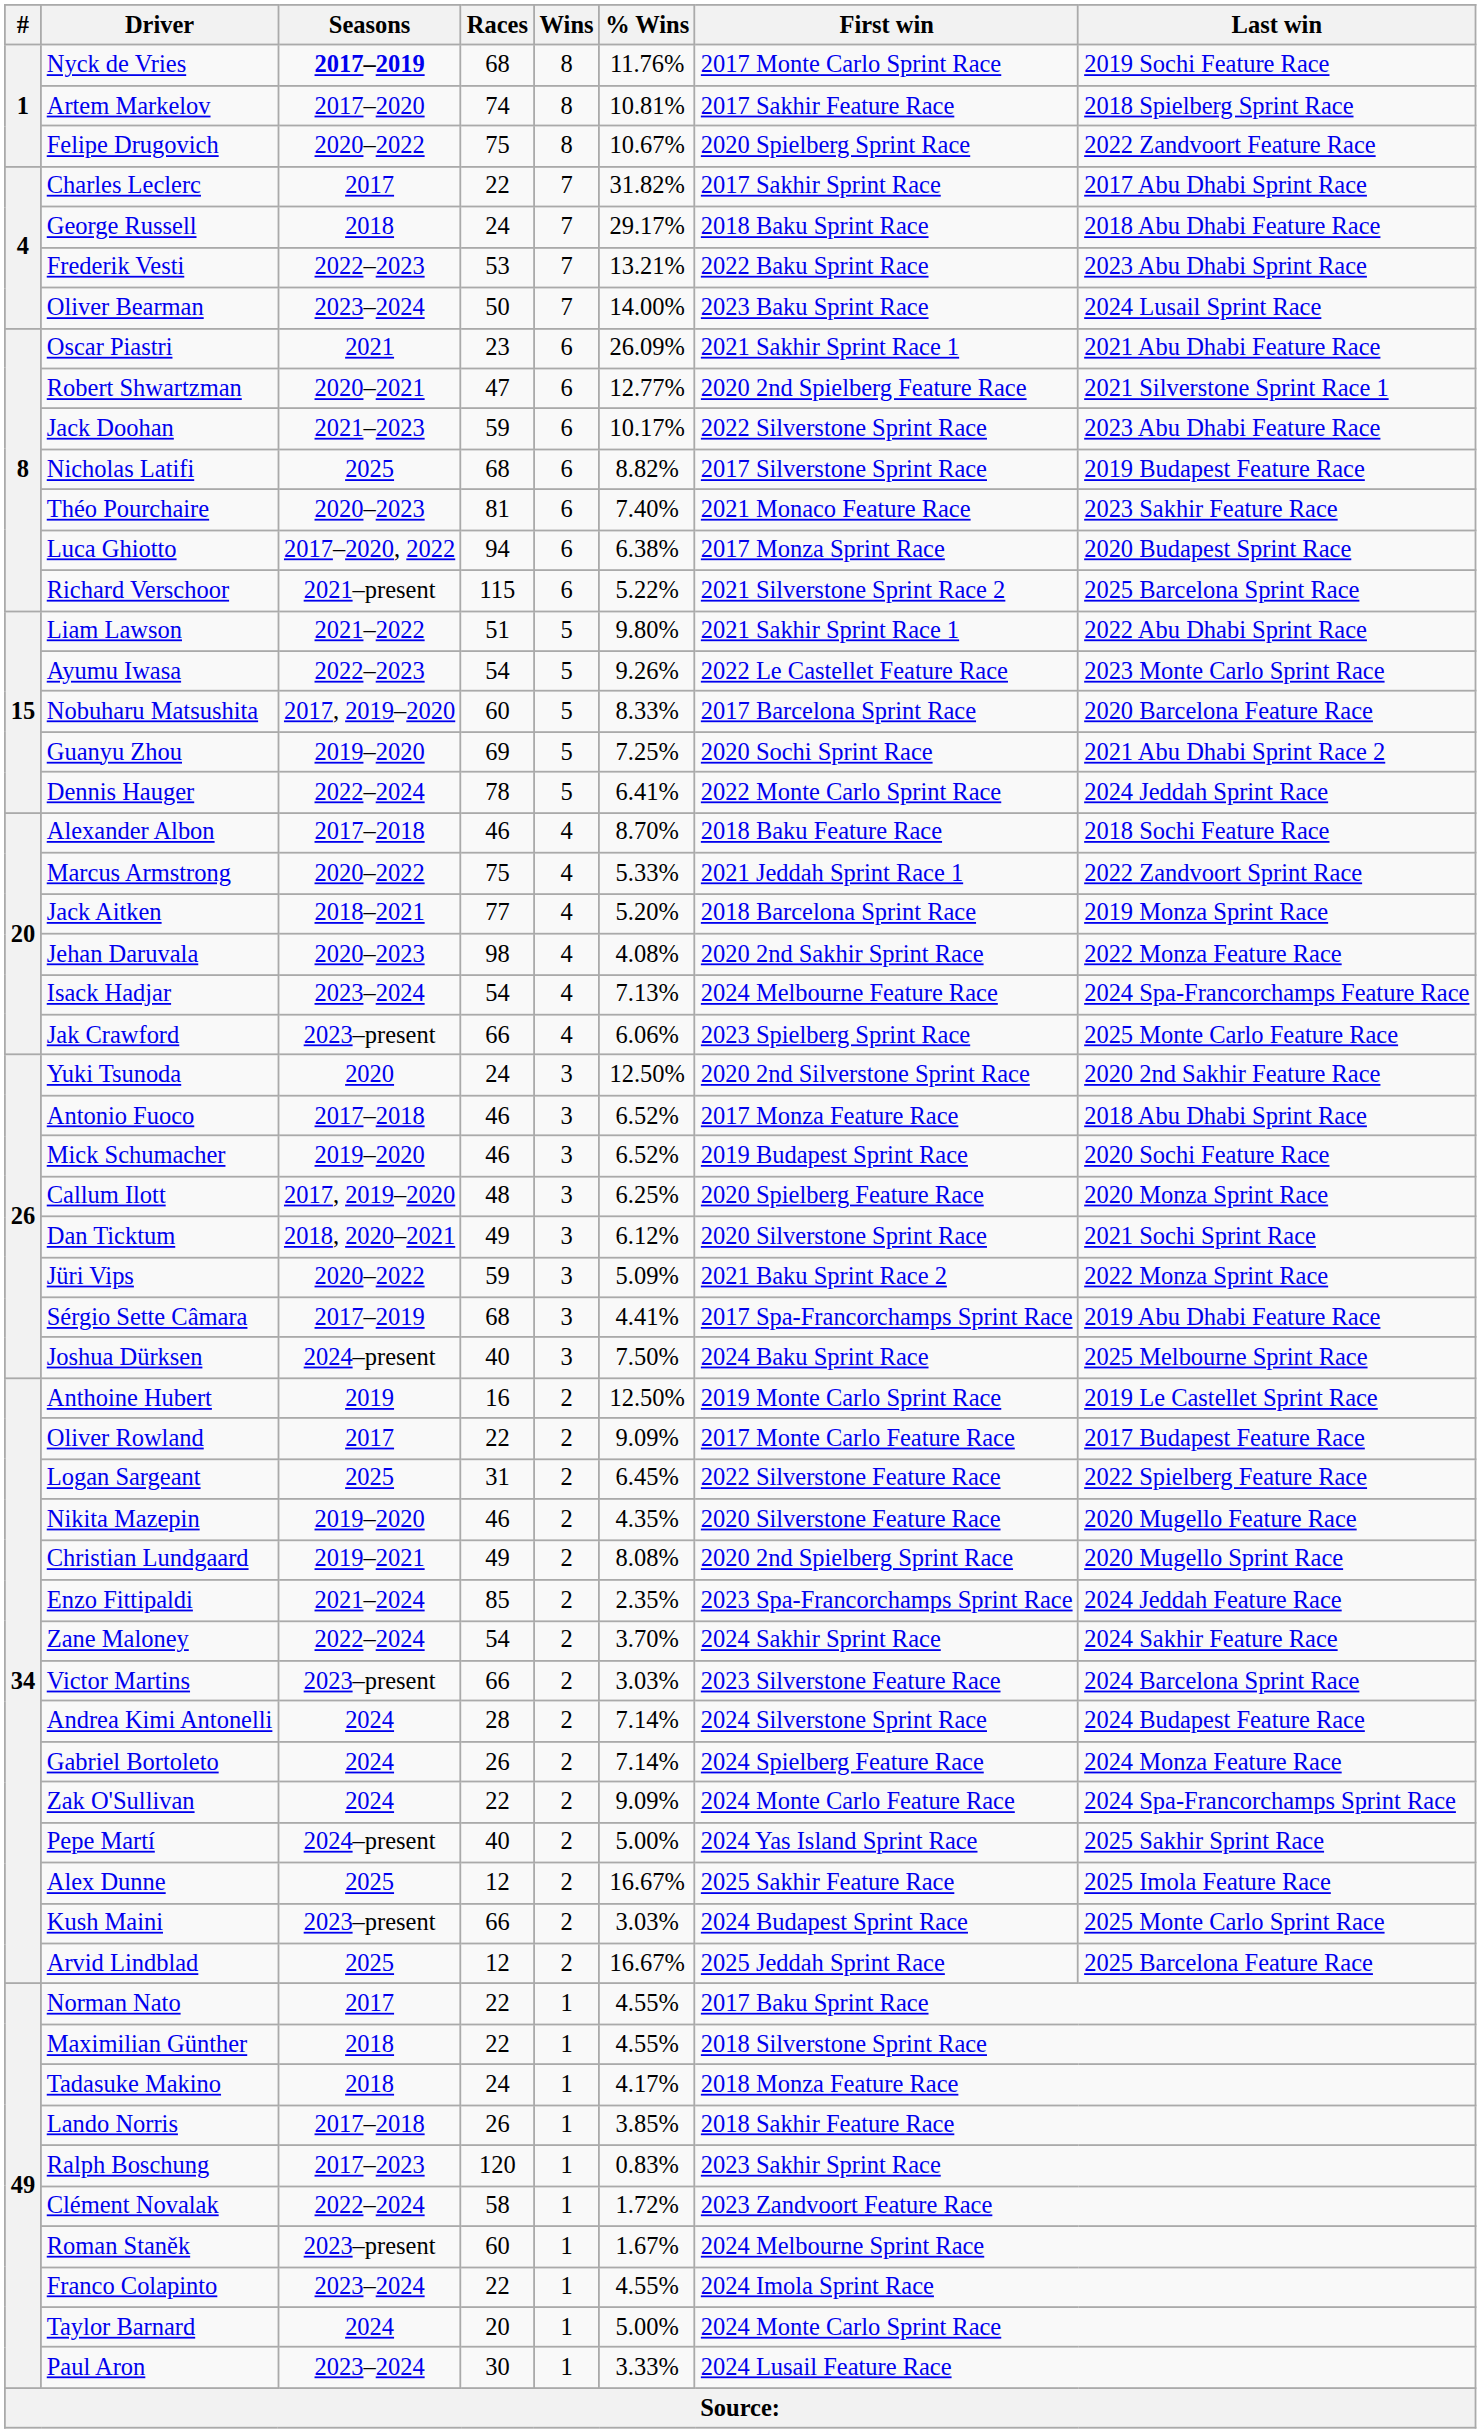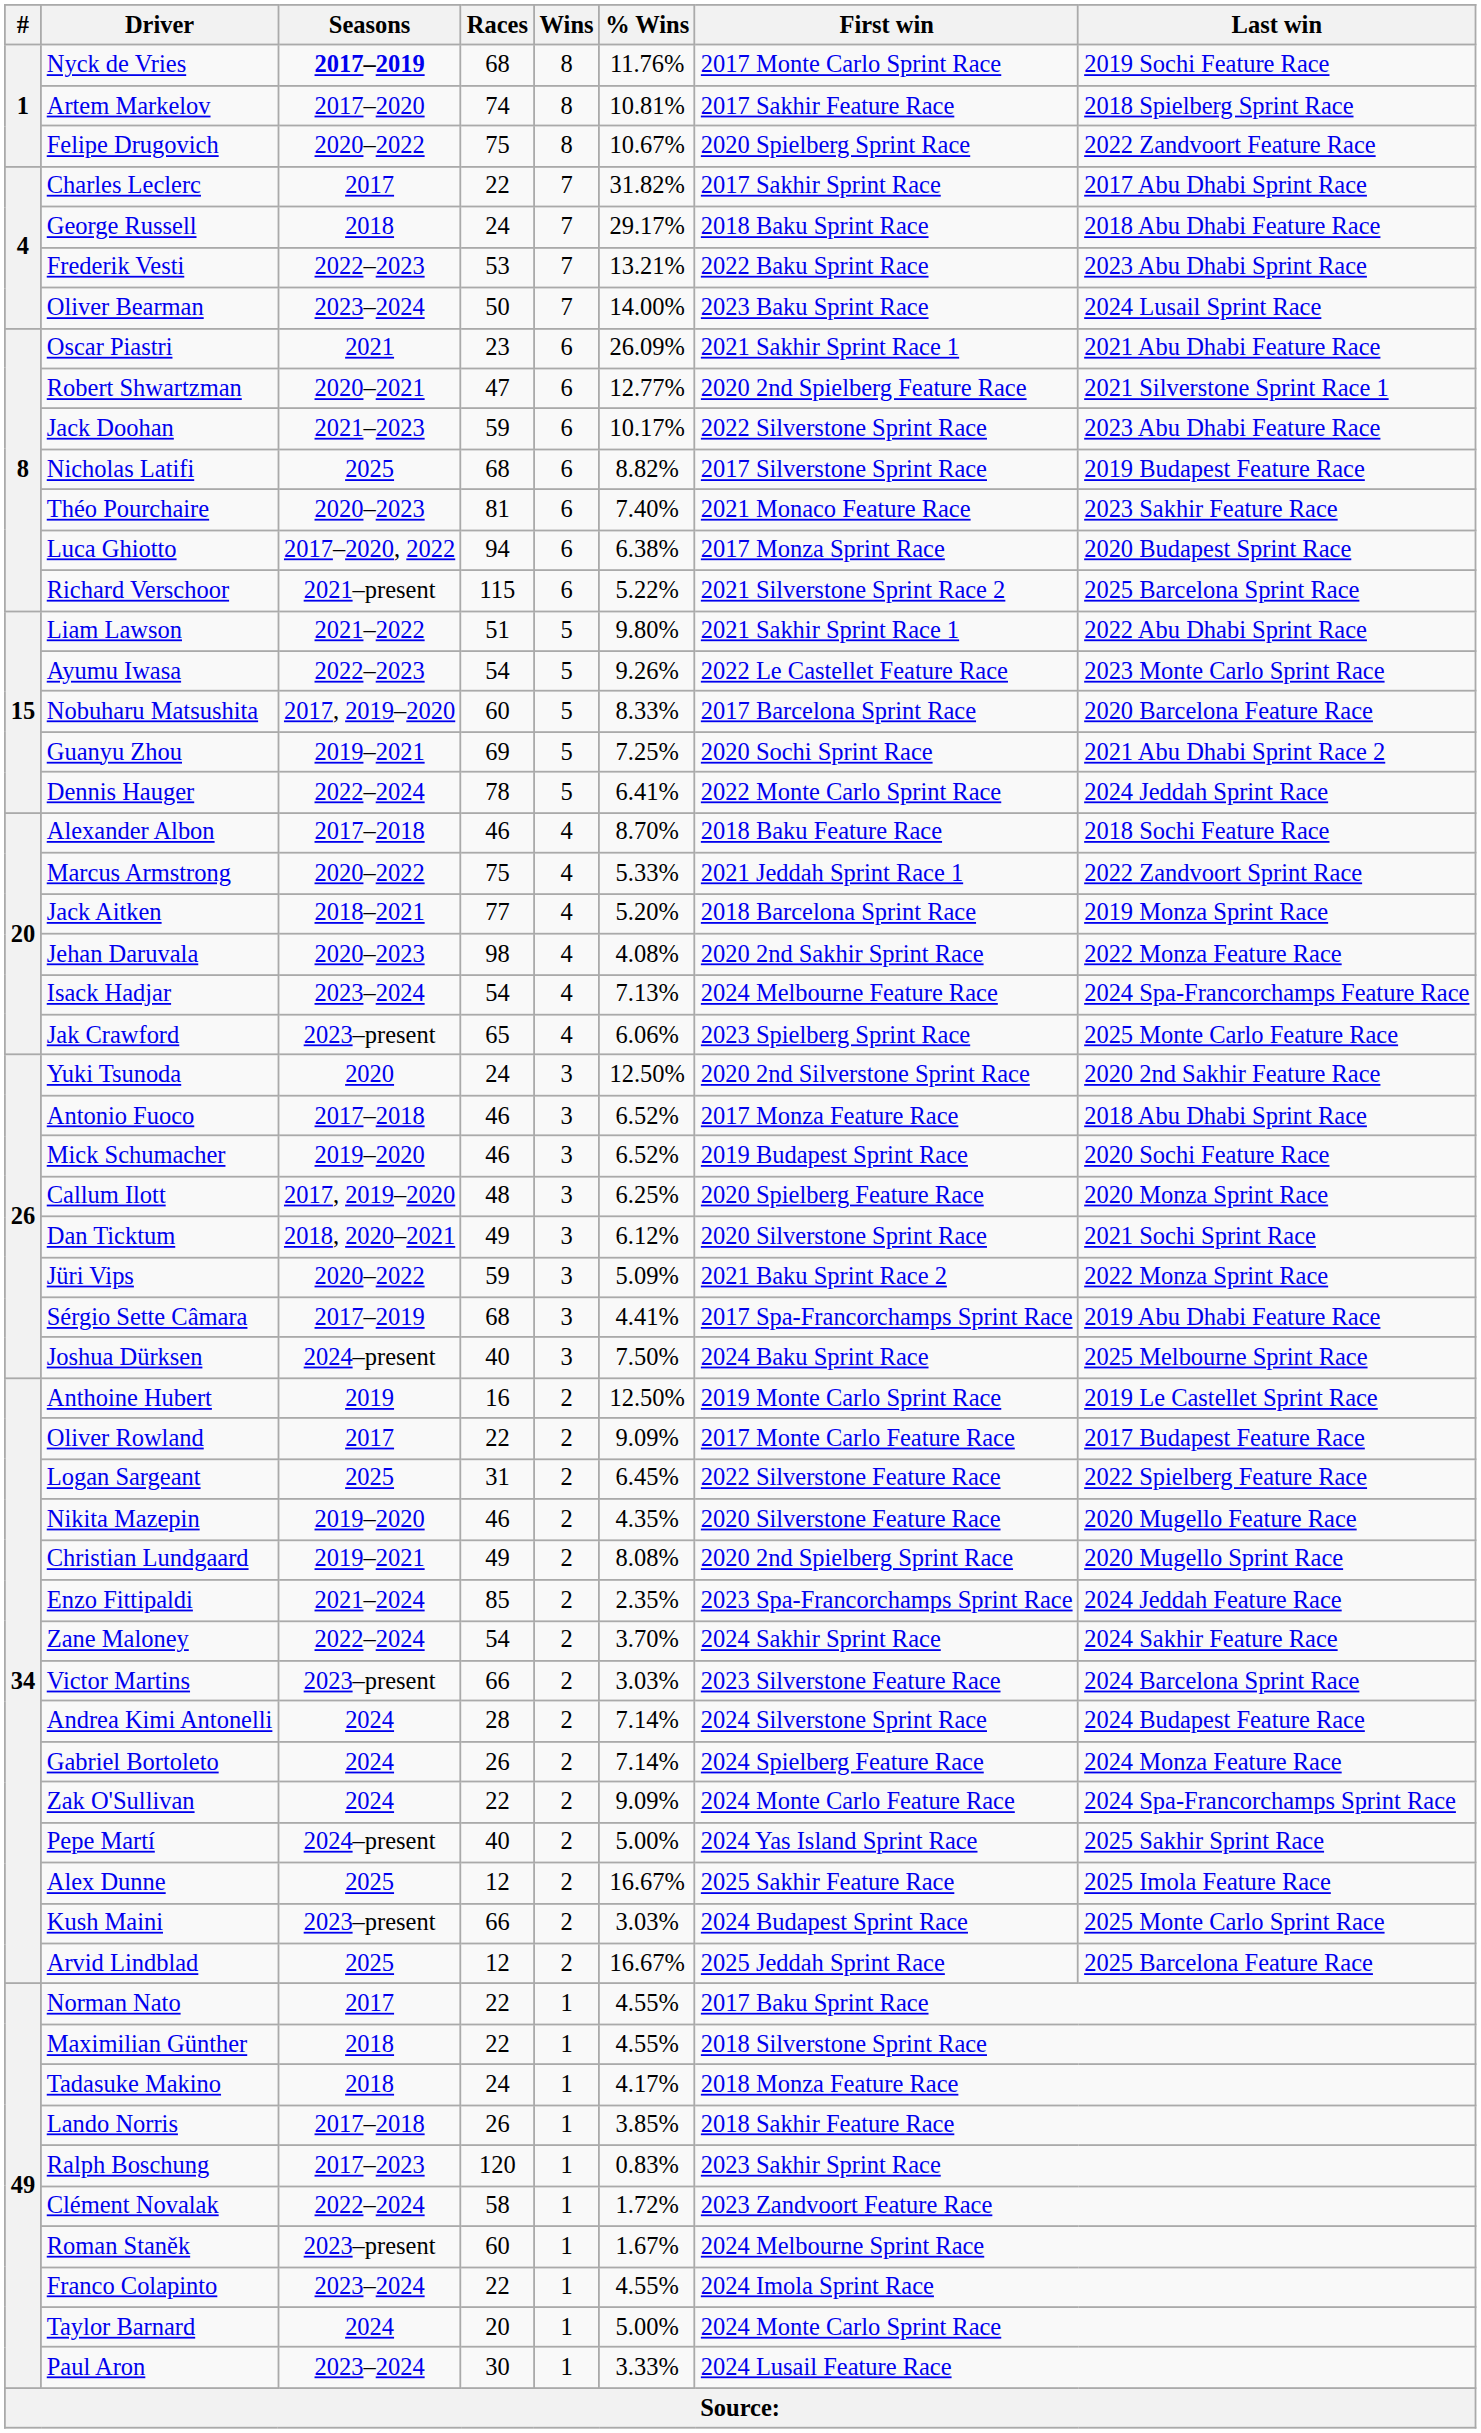(370, 751) 2019–2020 -> (370, 751) 2019–2021
(497, 1033) 66 -> (497, 1033) 65
